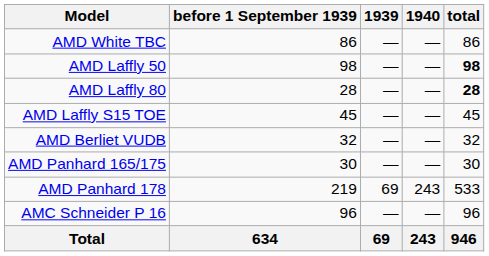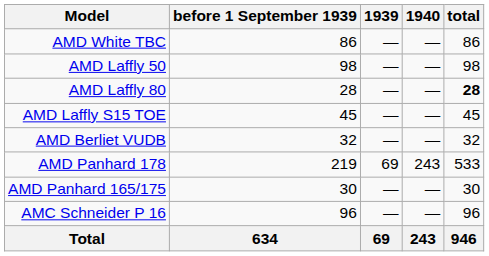(472, 66) bold -> (472, 66) normal
rows swapped: (87, 164) <-> (102, 189)
